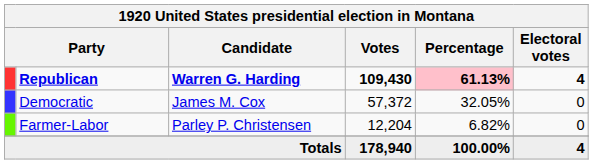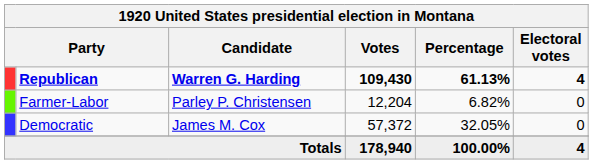(485, 79) pink background -> (485, 79) no background
rows swapped: (56, 102) <-> (64, 125)
